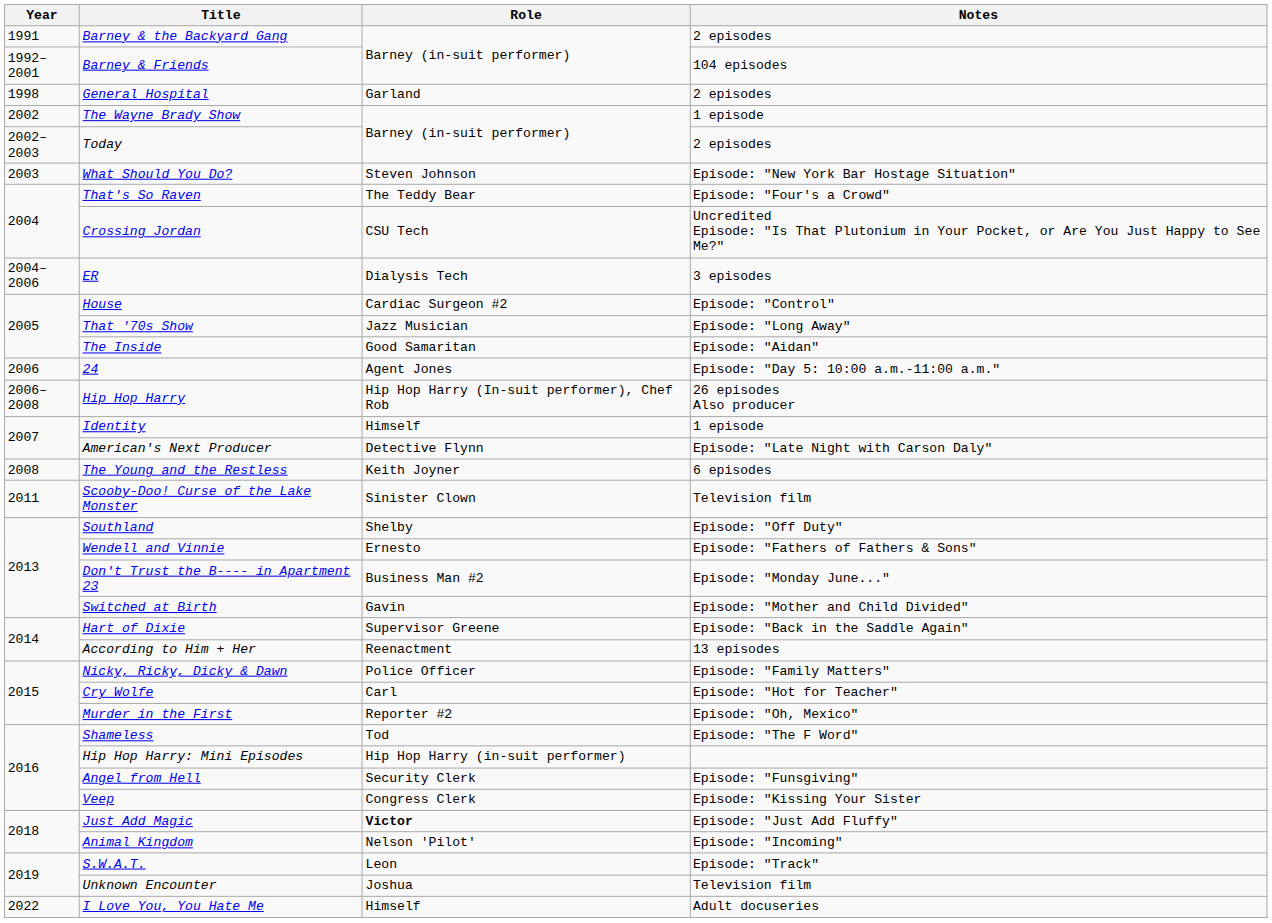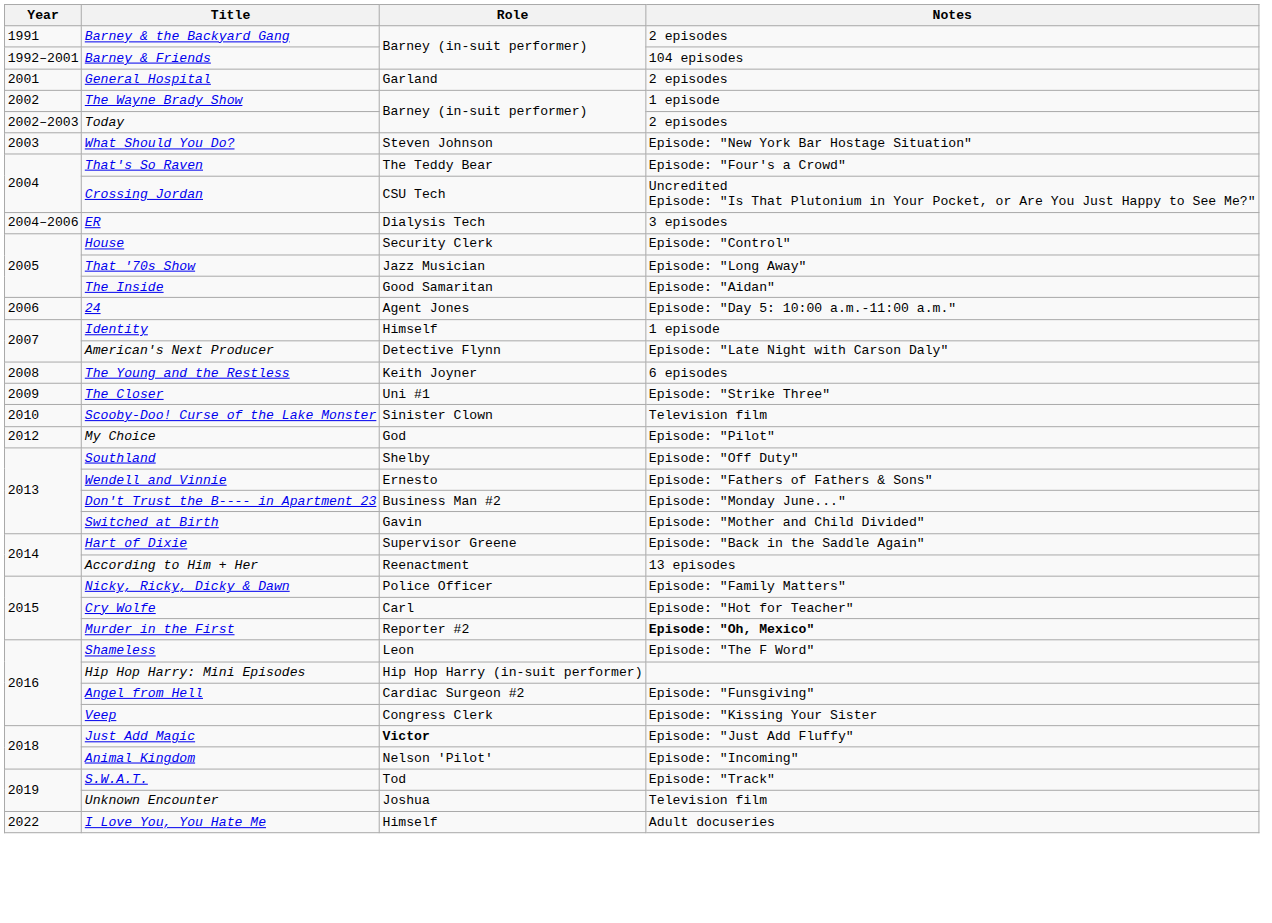(23, 95) 1998 -> (23, 79) 2001
(436, 305) Cardiac Surgeon #2 -> (438, 244) Security Clerk
- row: (134, 398)
+ row: (124, 394)
(23, 499) 2011 -> (23, 416) 2010
+ row: (120, 437)
(776, 714) normal -> (732, 630) bold
(377, 736) Tod -> (398, 651) Leon
(421, 778) Security Clerk -> (454, 694) Cardiac Surgeon #2
(381, 864) Leon -> (394, 779) Tod
